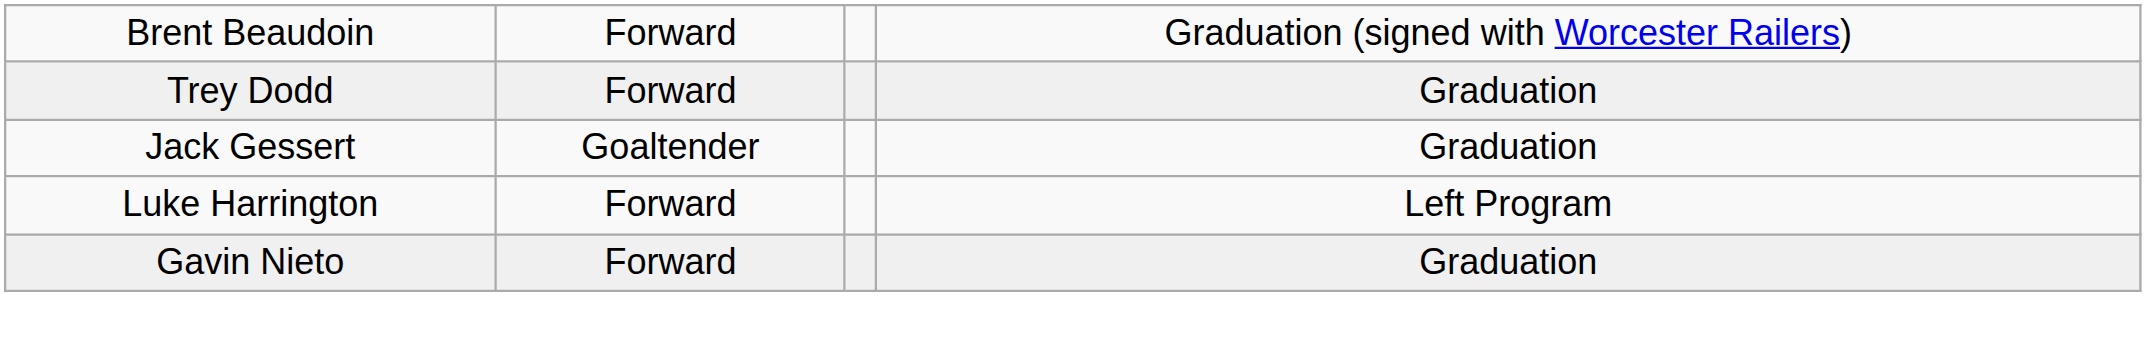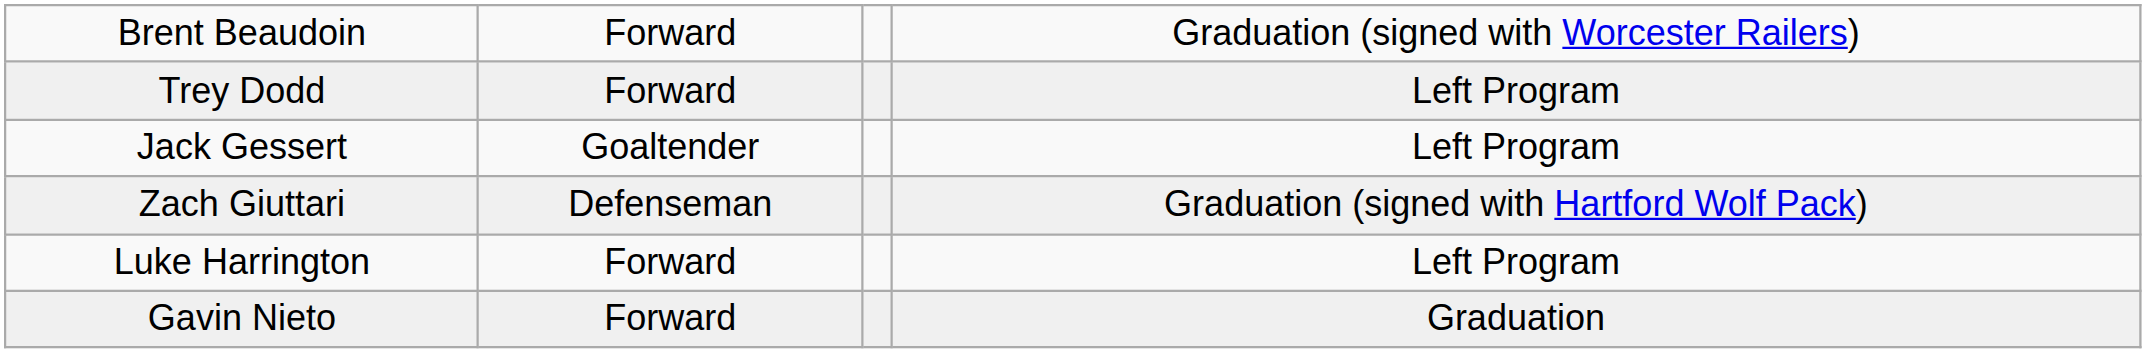(1508, 90) Graduation -> (1516, 90) Left Program
(1508, 147) Graduation -> (1516, 147) Left Program
+ row: (242, 204)
